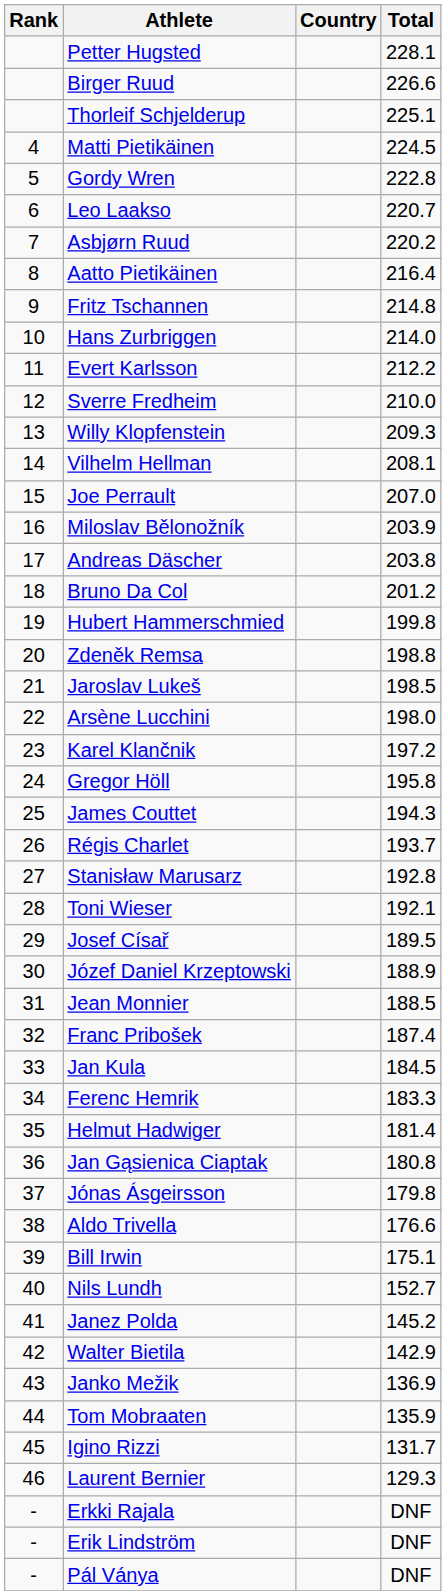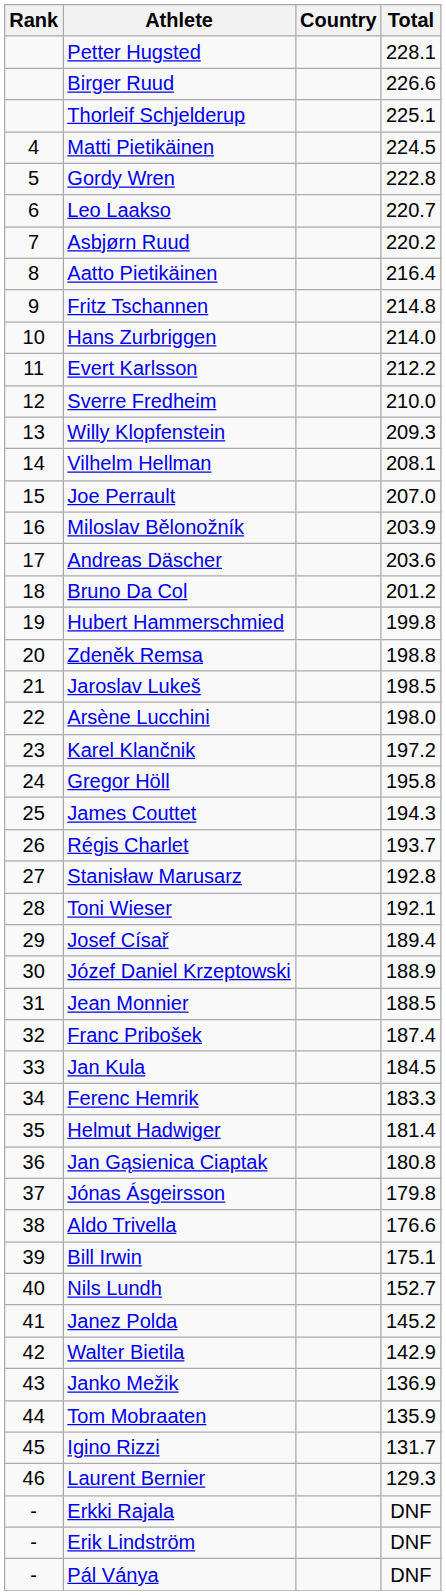(411, 559) 203.8 -> (411, 559) 203.6
(411, 940) 189.5 -> (411, 940) 189.4
